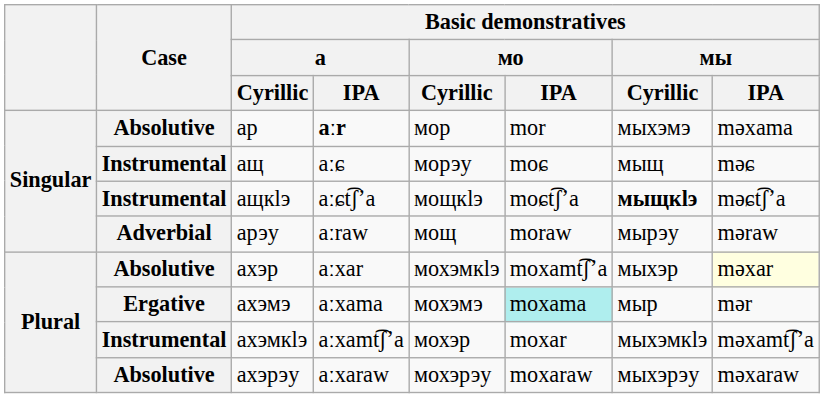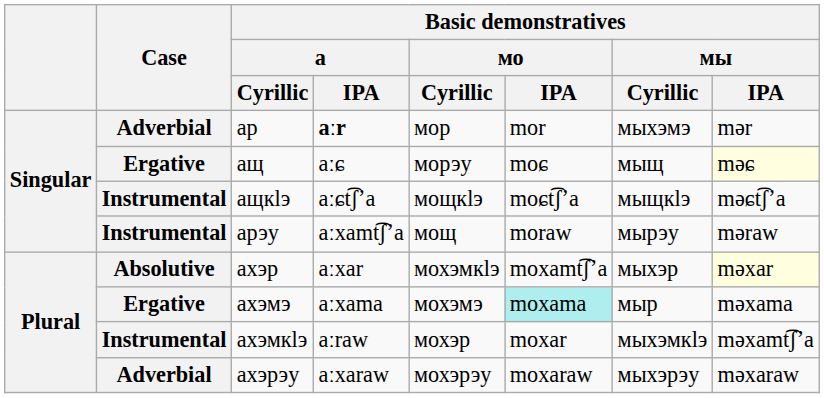(164, 127) Absolutive -> (164, 127) Adverbial
(755, 127) məxama -> (735, 127) mər
(164, 163) Instrumental -> (164, 163) Ergative
(736, 163) no background -> (736, 163) lightyellow background
(658, 198) bold -> (654, 198) normal
(164, 233) Adverbial -> (164, 233) Instrumental
(343, 233) aːraw -> (361, 233) aːxamt͡ʃʼa
(735, 304) mər -> (755, 304) məxama
(361, 339) aːxamt͡ʃʼa -> (343, 339) aːraw
(164, 374) Absolutive -> (164, 374) Adverbial
